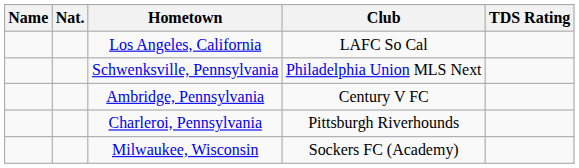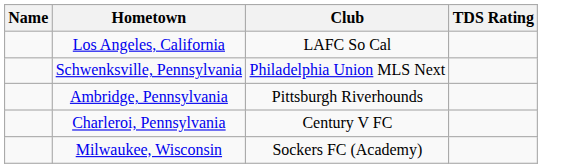- column: (70, 18)
(384, 97) Century V FC -> (347, 97) Pittsburgh Riverhounds
(384, 123) Pittsburgh Riverhounds -> (347, 123) Century V FC
